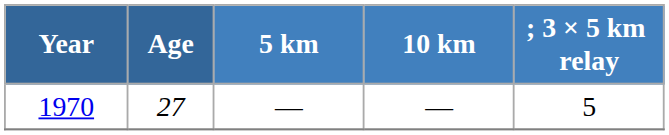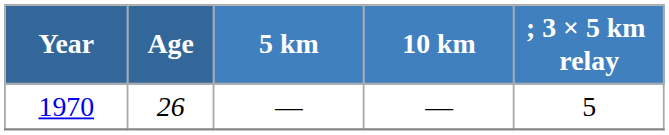(171, 106) 27 -> (171, 106) 26
